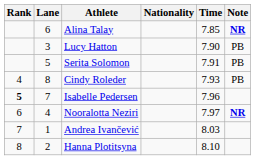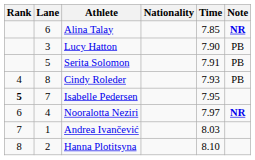(211, 96) 7.96 -> (211, 96) 7.95
